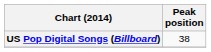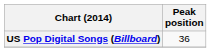(184, 39) 38 -> (184, 39) 36
